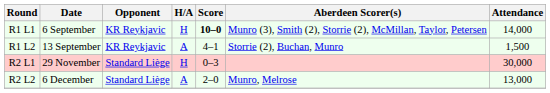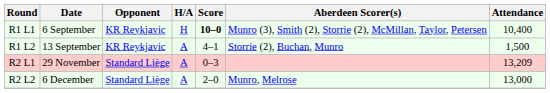(517, 29) 14,000 -> (517, 29) 10,400
(184, 63) H -> (184, 63) A
(517, 63) 30,000 -> (517, 63) 13,209
